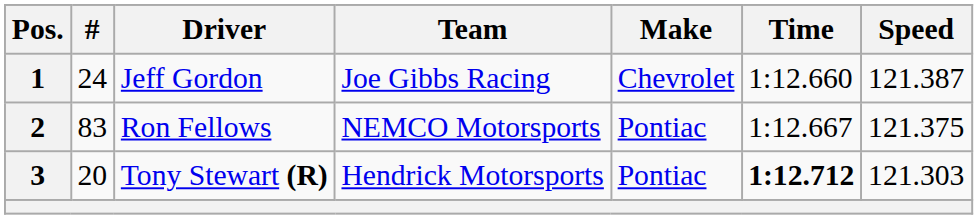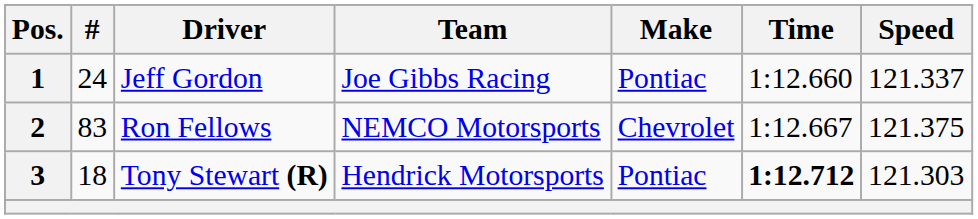(676, 77) Chevrolet -> (662, 77) Pontiac
(916, 77) 121.387 -> (916, 77) 121.337
(662, 126) Pontiac -> (676, 126) Chevrolet
(92, 175) 20 -> (92, 175) 18
